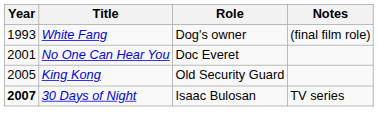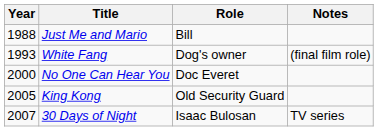+ row: (94, 34)
(22, 55) 2001 -> (22, 75) 2000
(22, 95) bold -> (22, 116) normal
